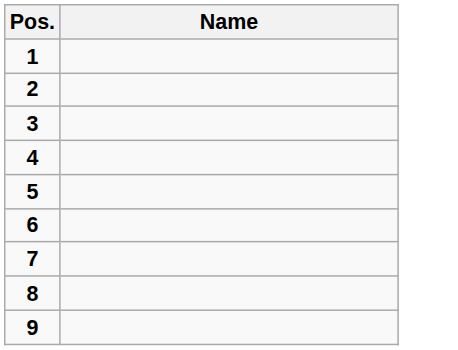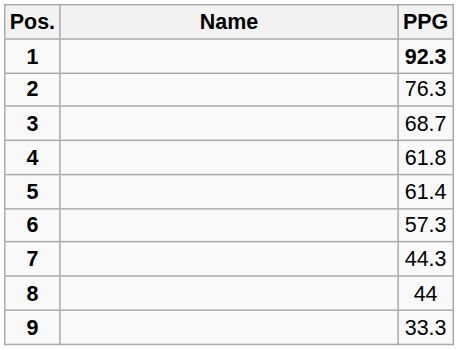+ column: (426, 22)
